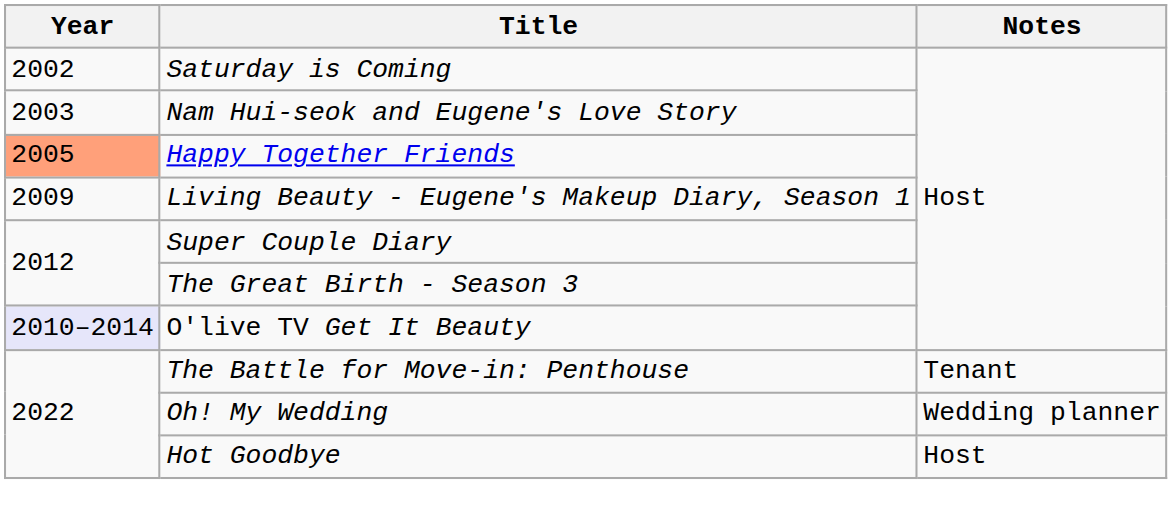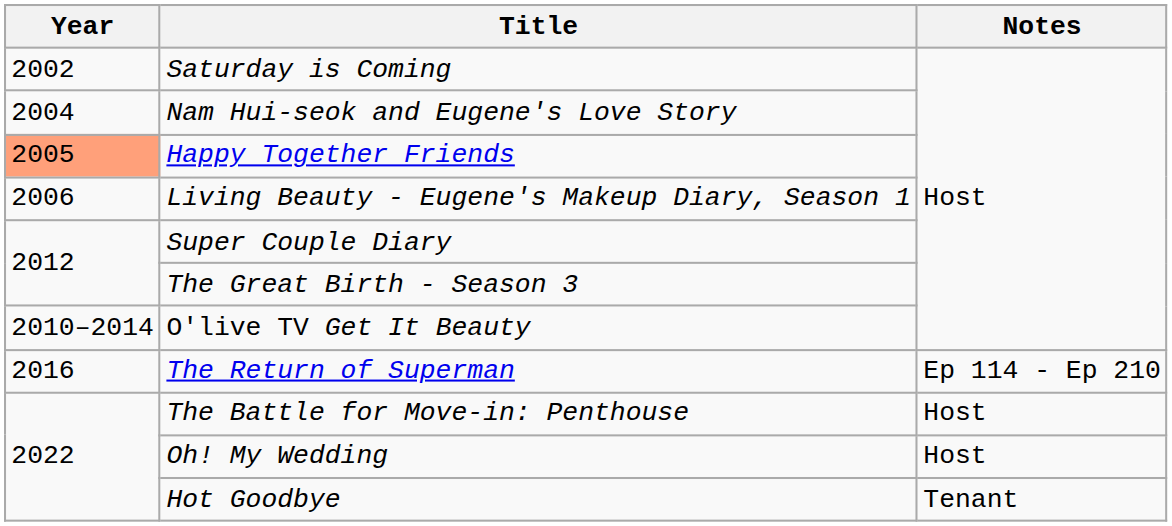(43, 113) 2003 -> (43, 113) 2004
(43, 199) 2009 -> (43, 199) 2006
(83, 328) lavender background -> (83, 328) no background
+ row: (341, 371)
(971, 371) Tenant -> (955, 414) Host
(1042, 414) Wedding planner -> (955, 457) Host
(955, 457) Host -> (971, 500) Tenant
